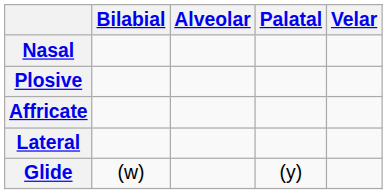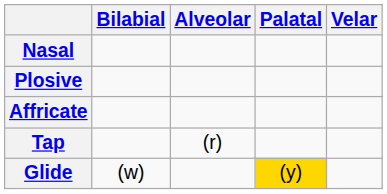- row: (48, 142)
+ row: (48, 142)
(291, 173) no background -> (291, 173) gold background
